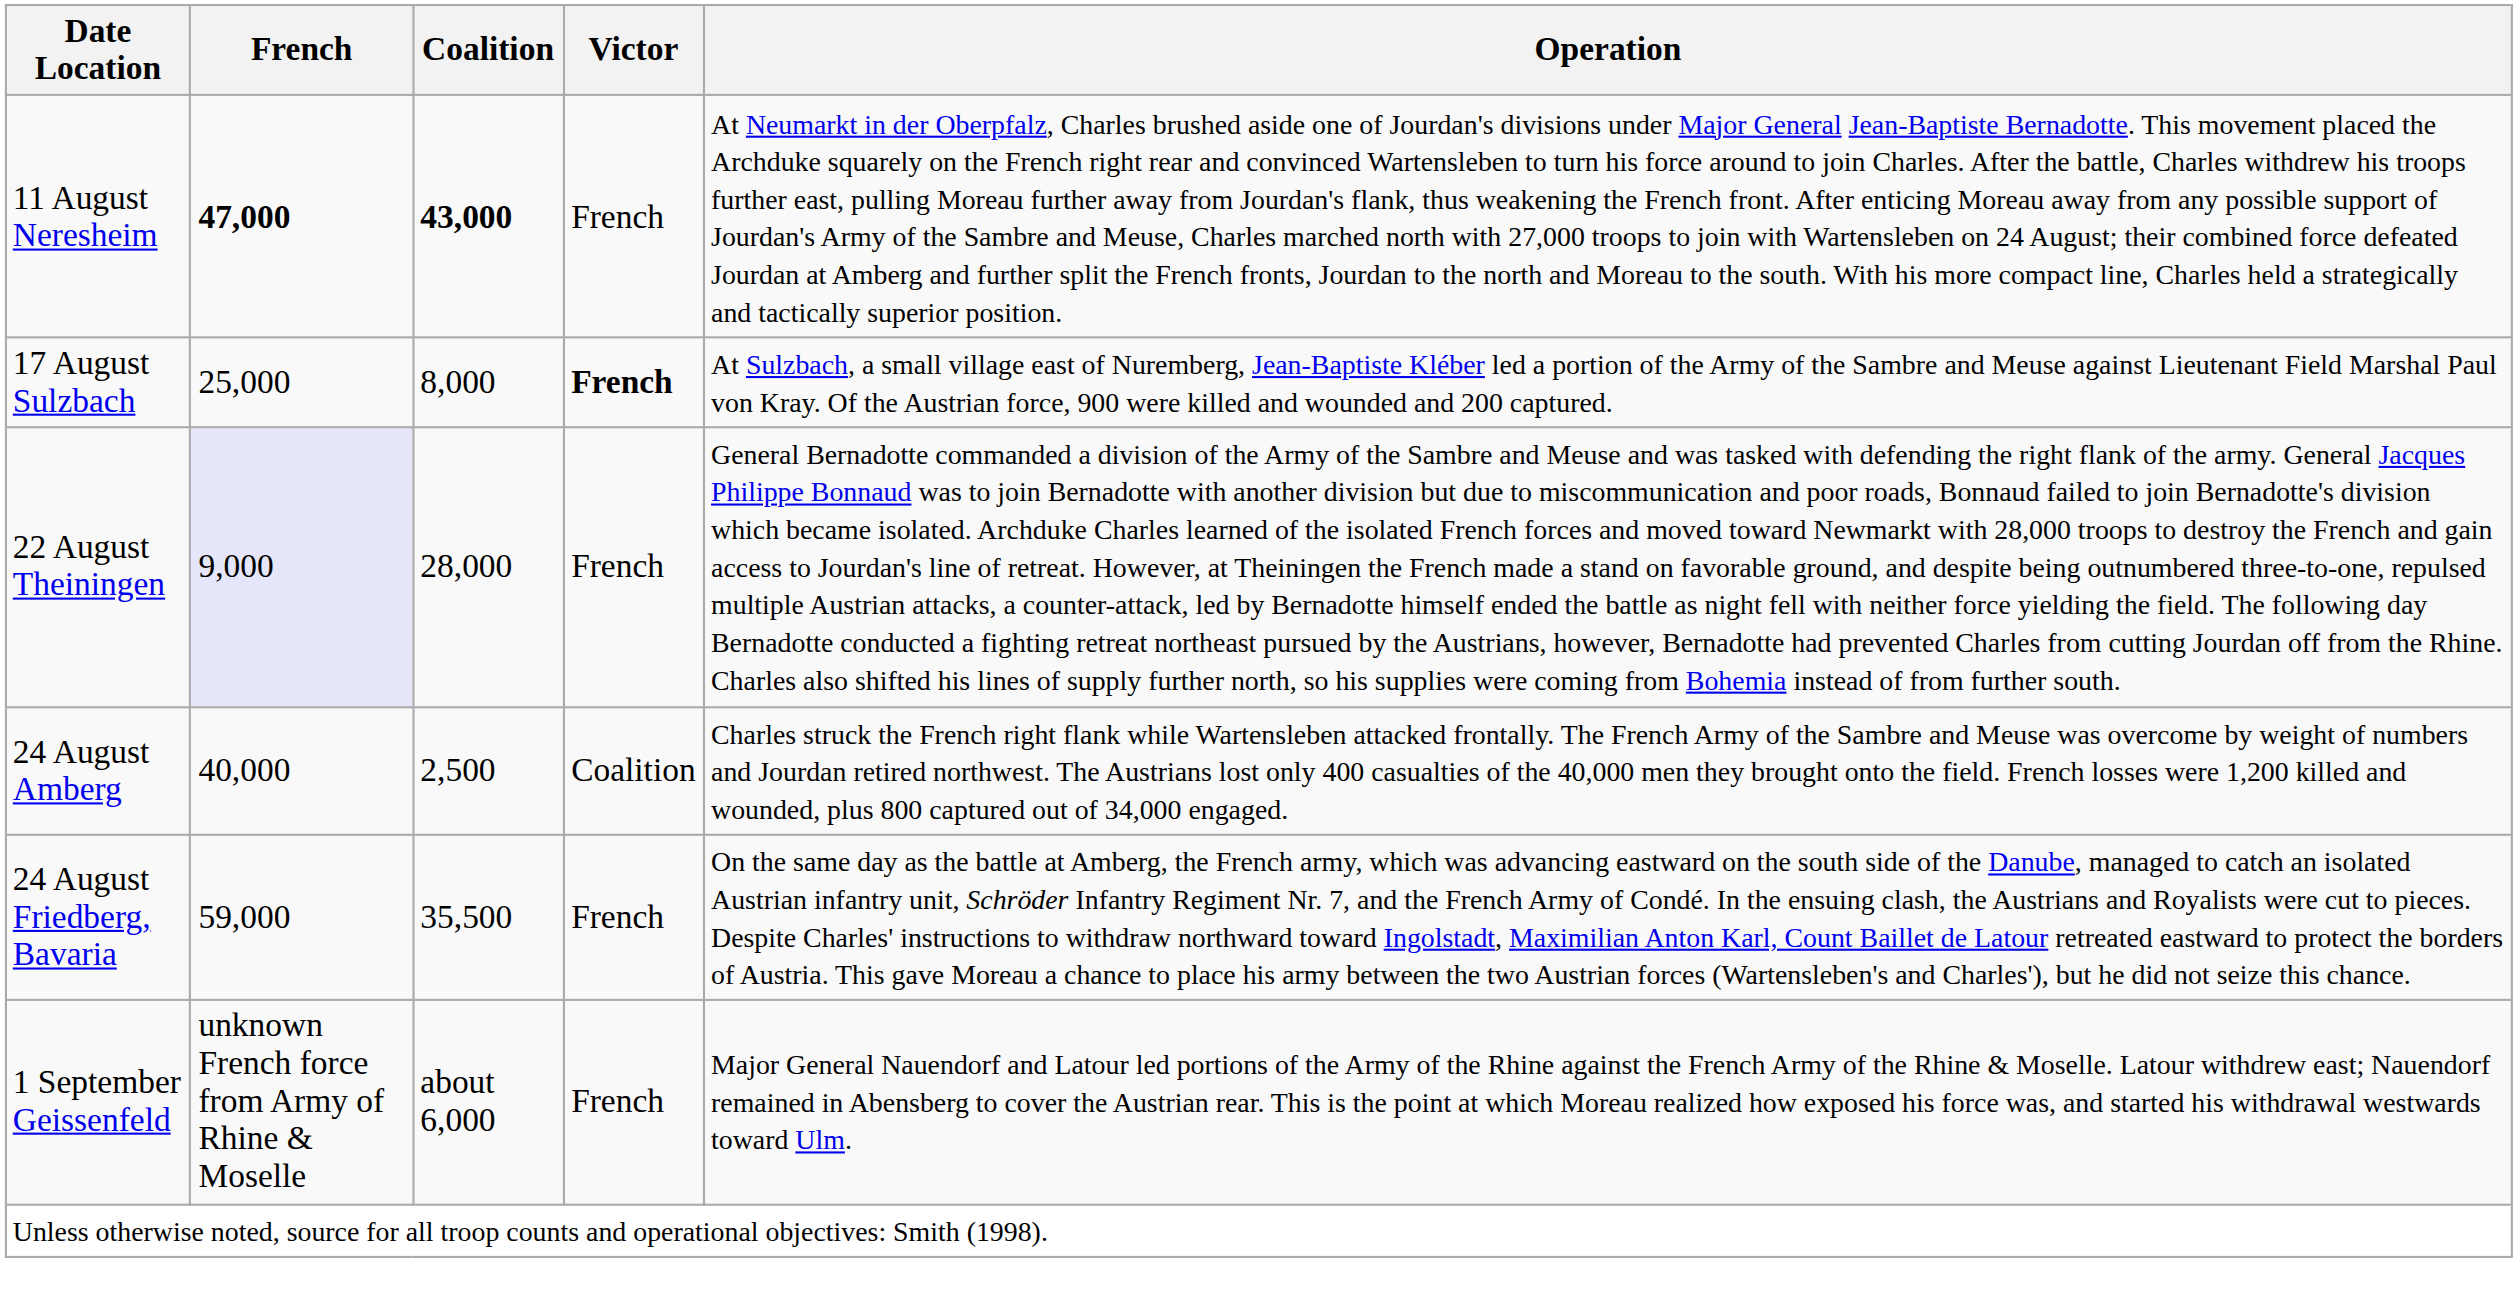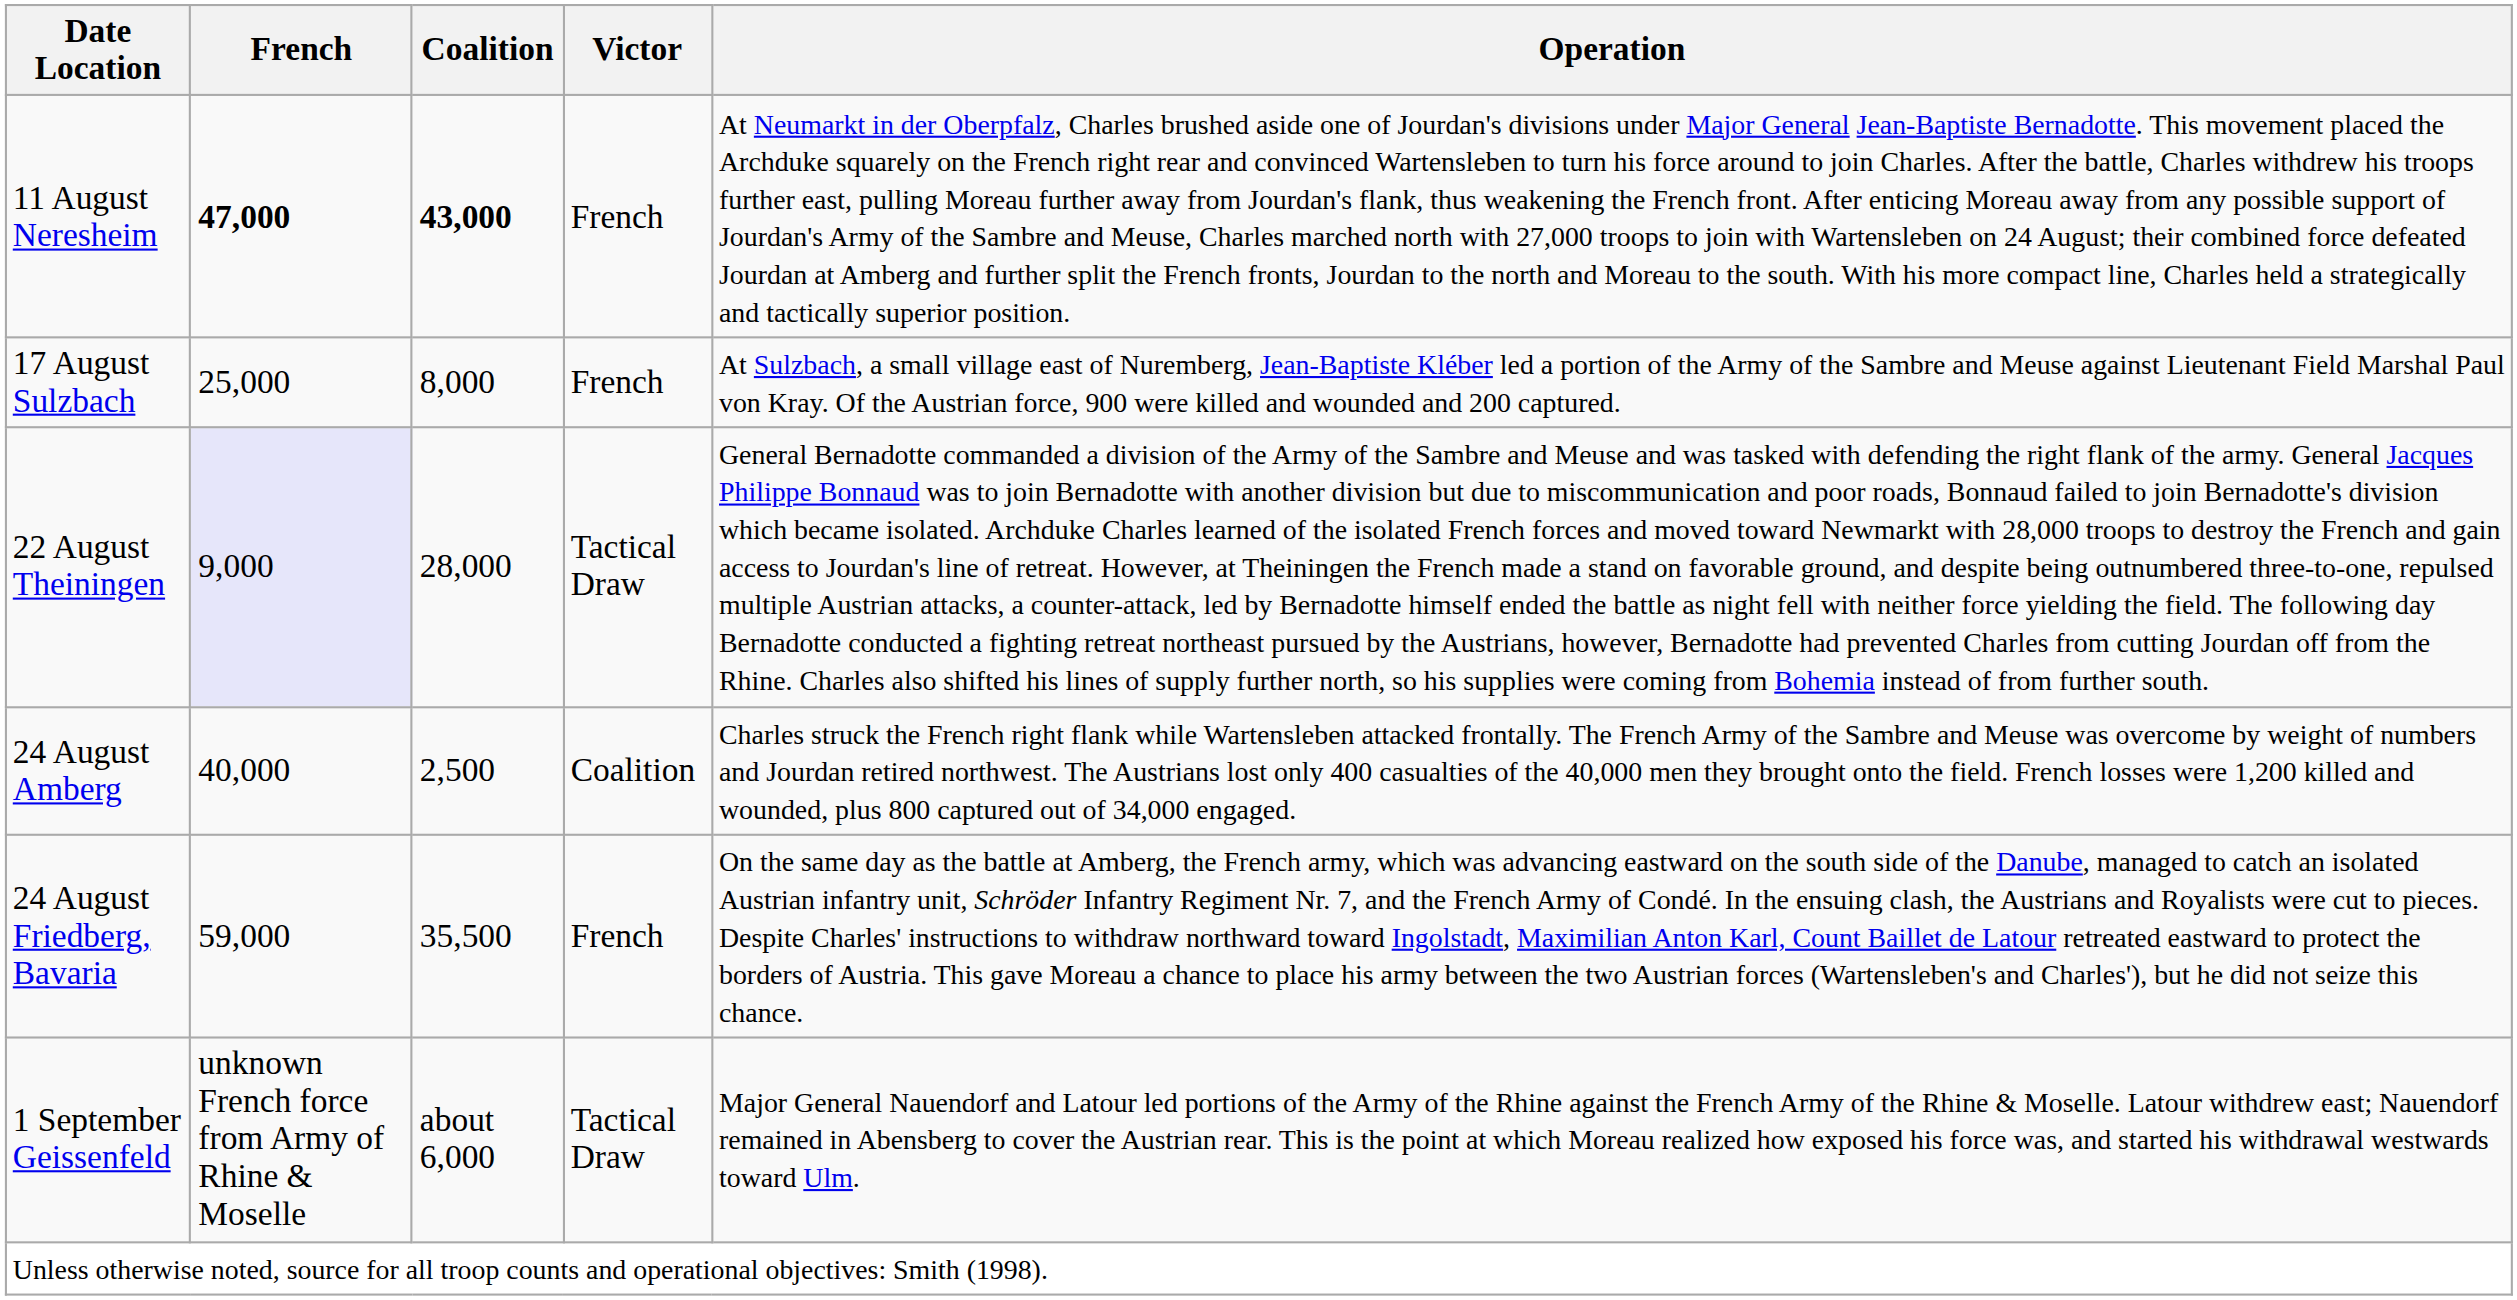(622, 381) bold -> (617, 381) normal
(618, 566) French -> (623, 566) Tactical Draw
(618, 1101) French -> (623, 1139) Tactical Draw
